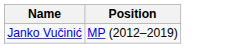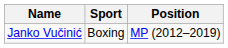+ column: (106, 14)
